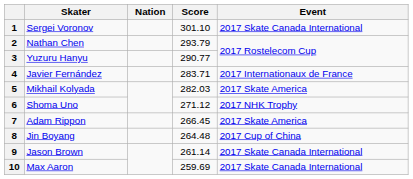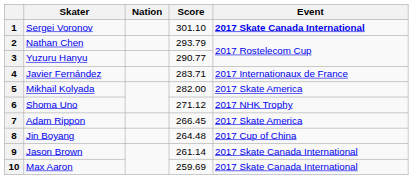(291, 27) normal -> (290, 27) bold
(195, 89) 282.03 -> (191, 89) 282.00
